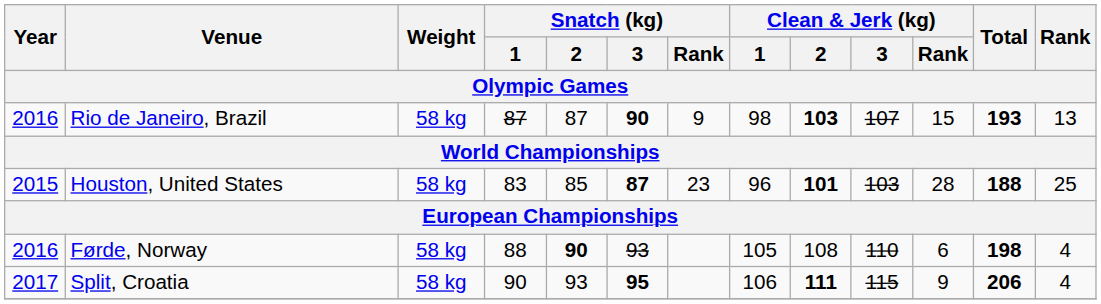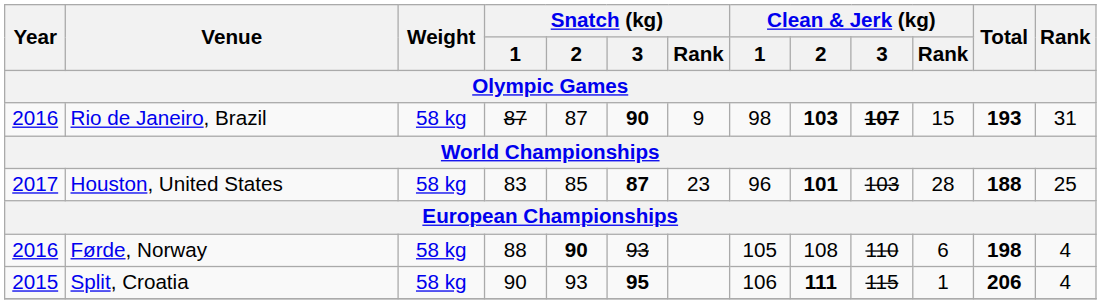(882, 119) normal -> (882, 119) bold
(1065, 119) 13 -> (1065, 119) 31
(35, 184) 2015 -> (35, 184) 2017
(35, 282) 2017 -> (35, 282) 2015
(943, 282) 9 -> (943, 282) 1
